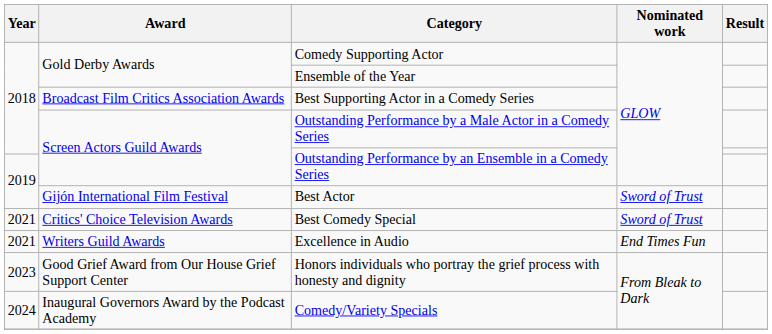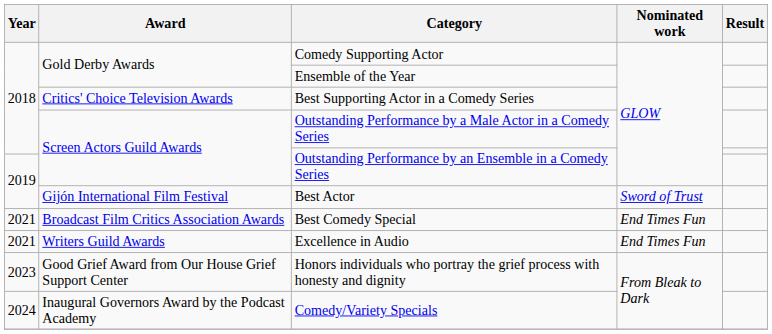(163, 98) Broadcast Film Critics Association Awards -> (138, 98) Critics' Choice Television Awards
(138, 219) Critics' Choice Television Awards -> (163, 219) Broadcast Film Critics Association Awards
(662, 219) Sword of Trust -> (663, 219) End Times Fun
